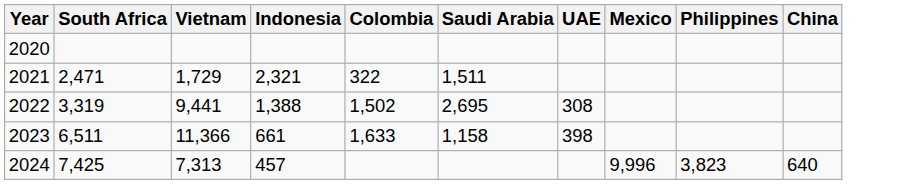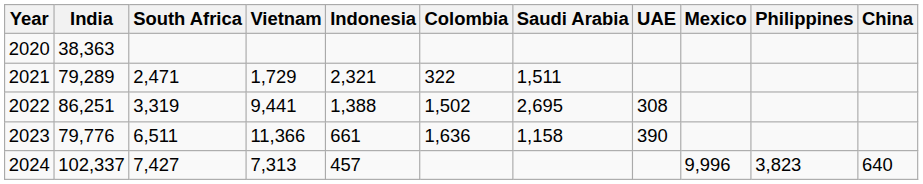+ column: (91, 19)
(373, 135) 1,633 -> (448, 135) 1,636
(577, 135) 398 -> (652, 135) 390
(81, 164) 7,425 -> (156, 164) 7,427
